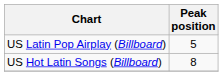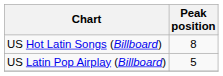rows swapped: (84, 62) <-> (87, 44)
